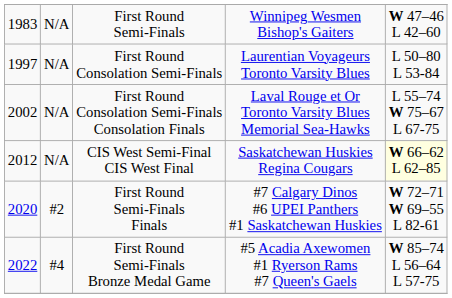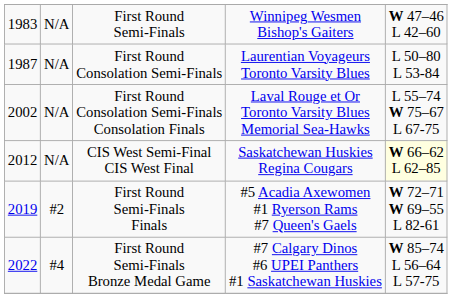(23, 64) 1997 -> (23, 64) 1987
(23, 208) 2020 -> (23, 208) 2019
(305, 208) #7 Calgary Dinos #6 UPEI Panthers #1 Saskatchewan Huskies -> (305, 208) #5 Acadia Axewomen #1 Ryerson Rams #7 Queen's Gaels
(305, 265) #5 Acadia Axewomen #1 Ryerson Rams #7 Queen's Gaels -> (305, 265) #7 Calgary Dinos #6 UPEI Panthers #1 Saskatchewan Huskies
